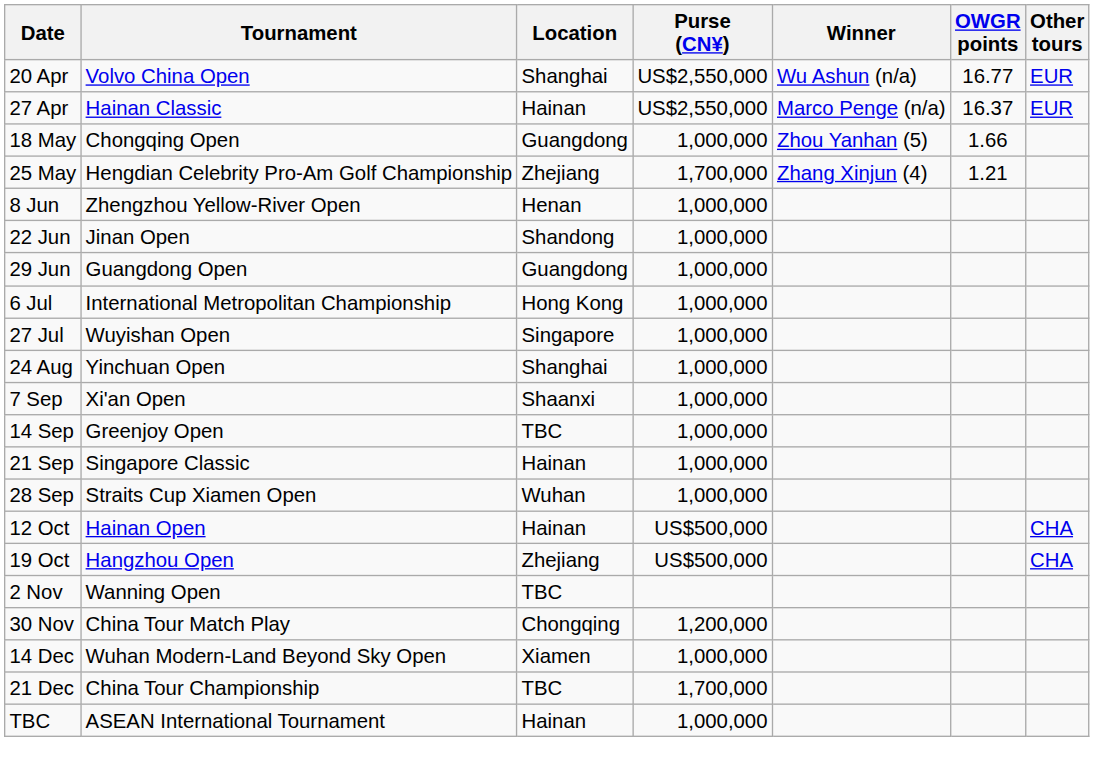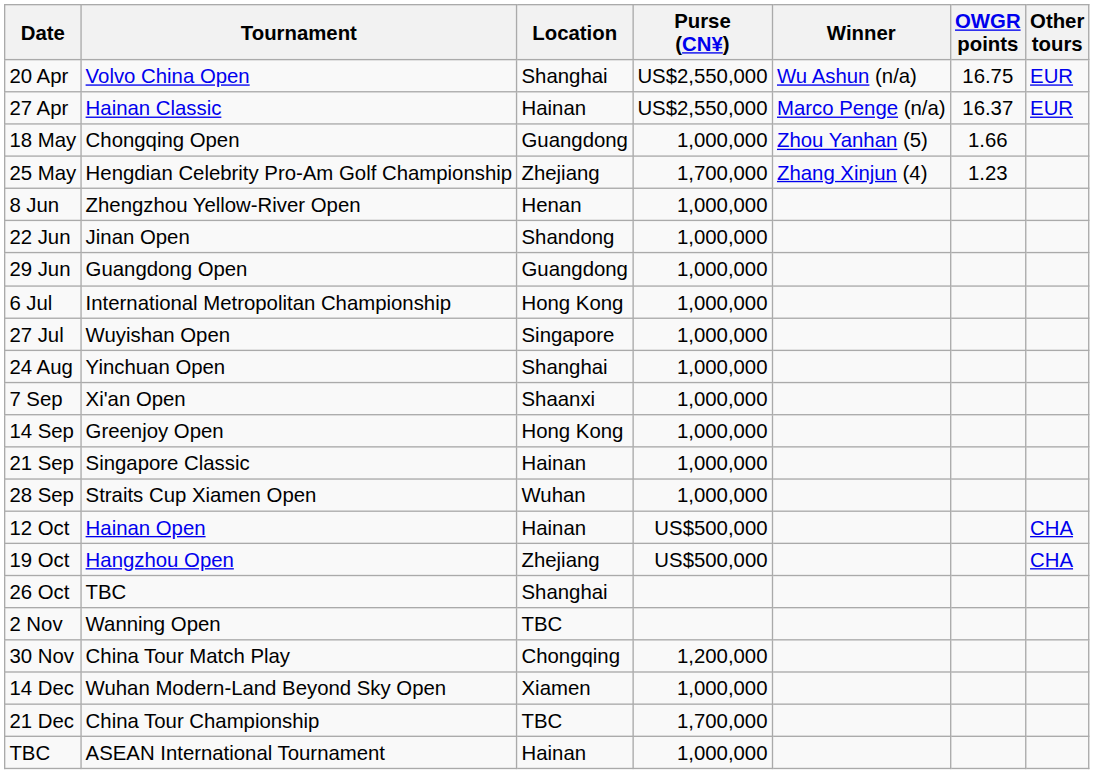(988, 76) 16.77 -> (988, 76) 16.75
(988, 173) 1.21 -> (988, 173) 1.23
(542, 431) TBC -> (572, 431) Hong Kong
+ row: (39, 592)
